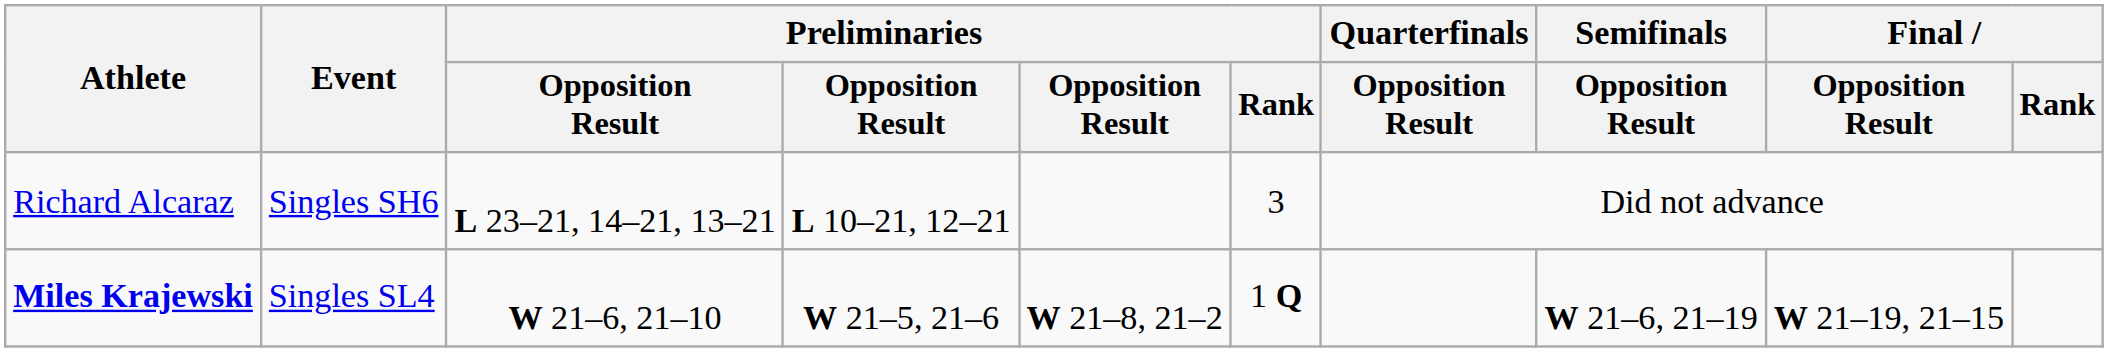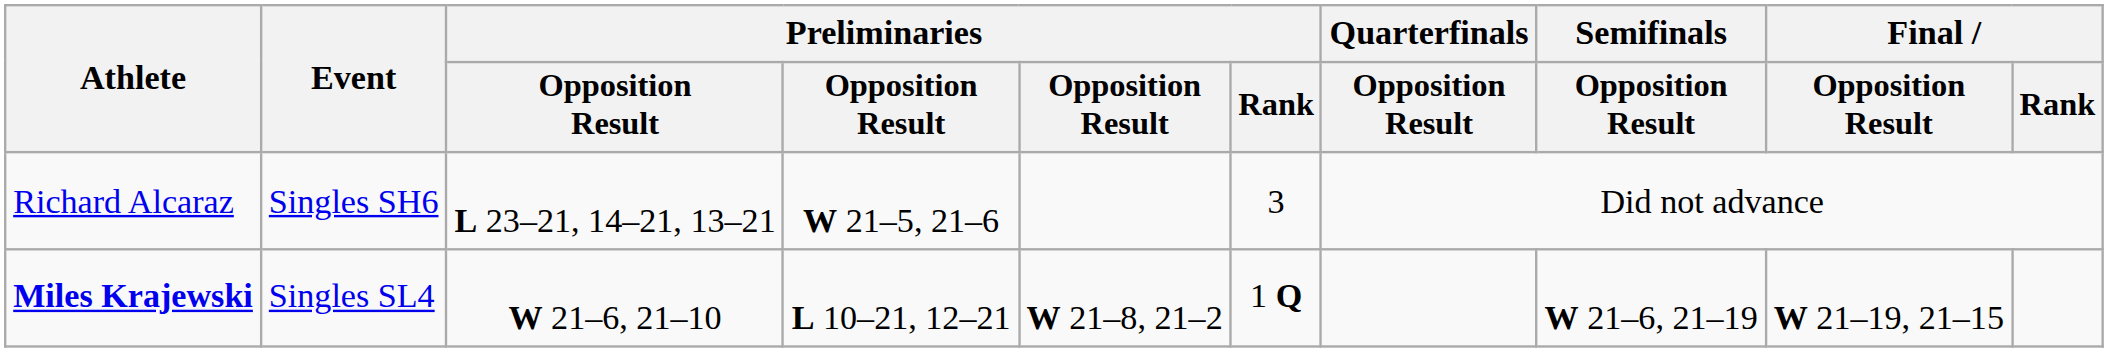(901, 220) L 10–21, 12–21 -> (901, 220) W 21–5, 21–6
(901, 317) W 21–5, 21–6 -> (901, 317) L 10–21, 12–21
